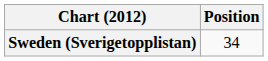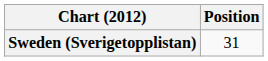(232, 42) 34 -> (232, 42) 31
